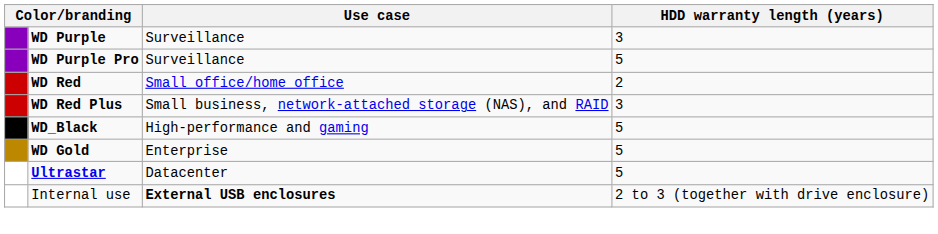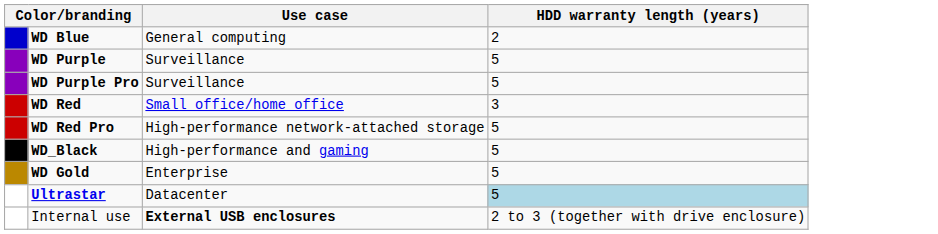+ row: (60, 38)
(619, 38) 3 -> (495, 61) 5
(619, 83) 2 -> (495, 106) 3
- row: (77, 106)
+ row: (73, 128)
(619, 173) no background -> (495, 195) lightblue background
